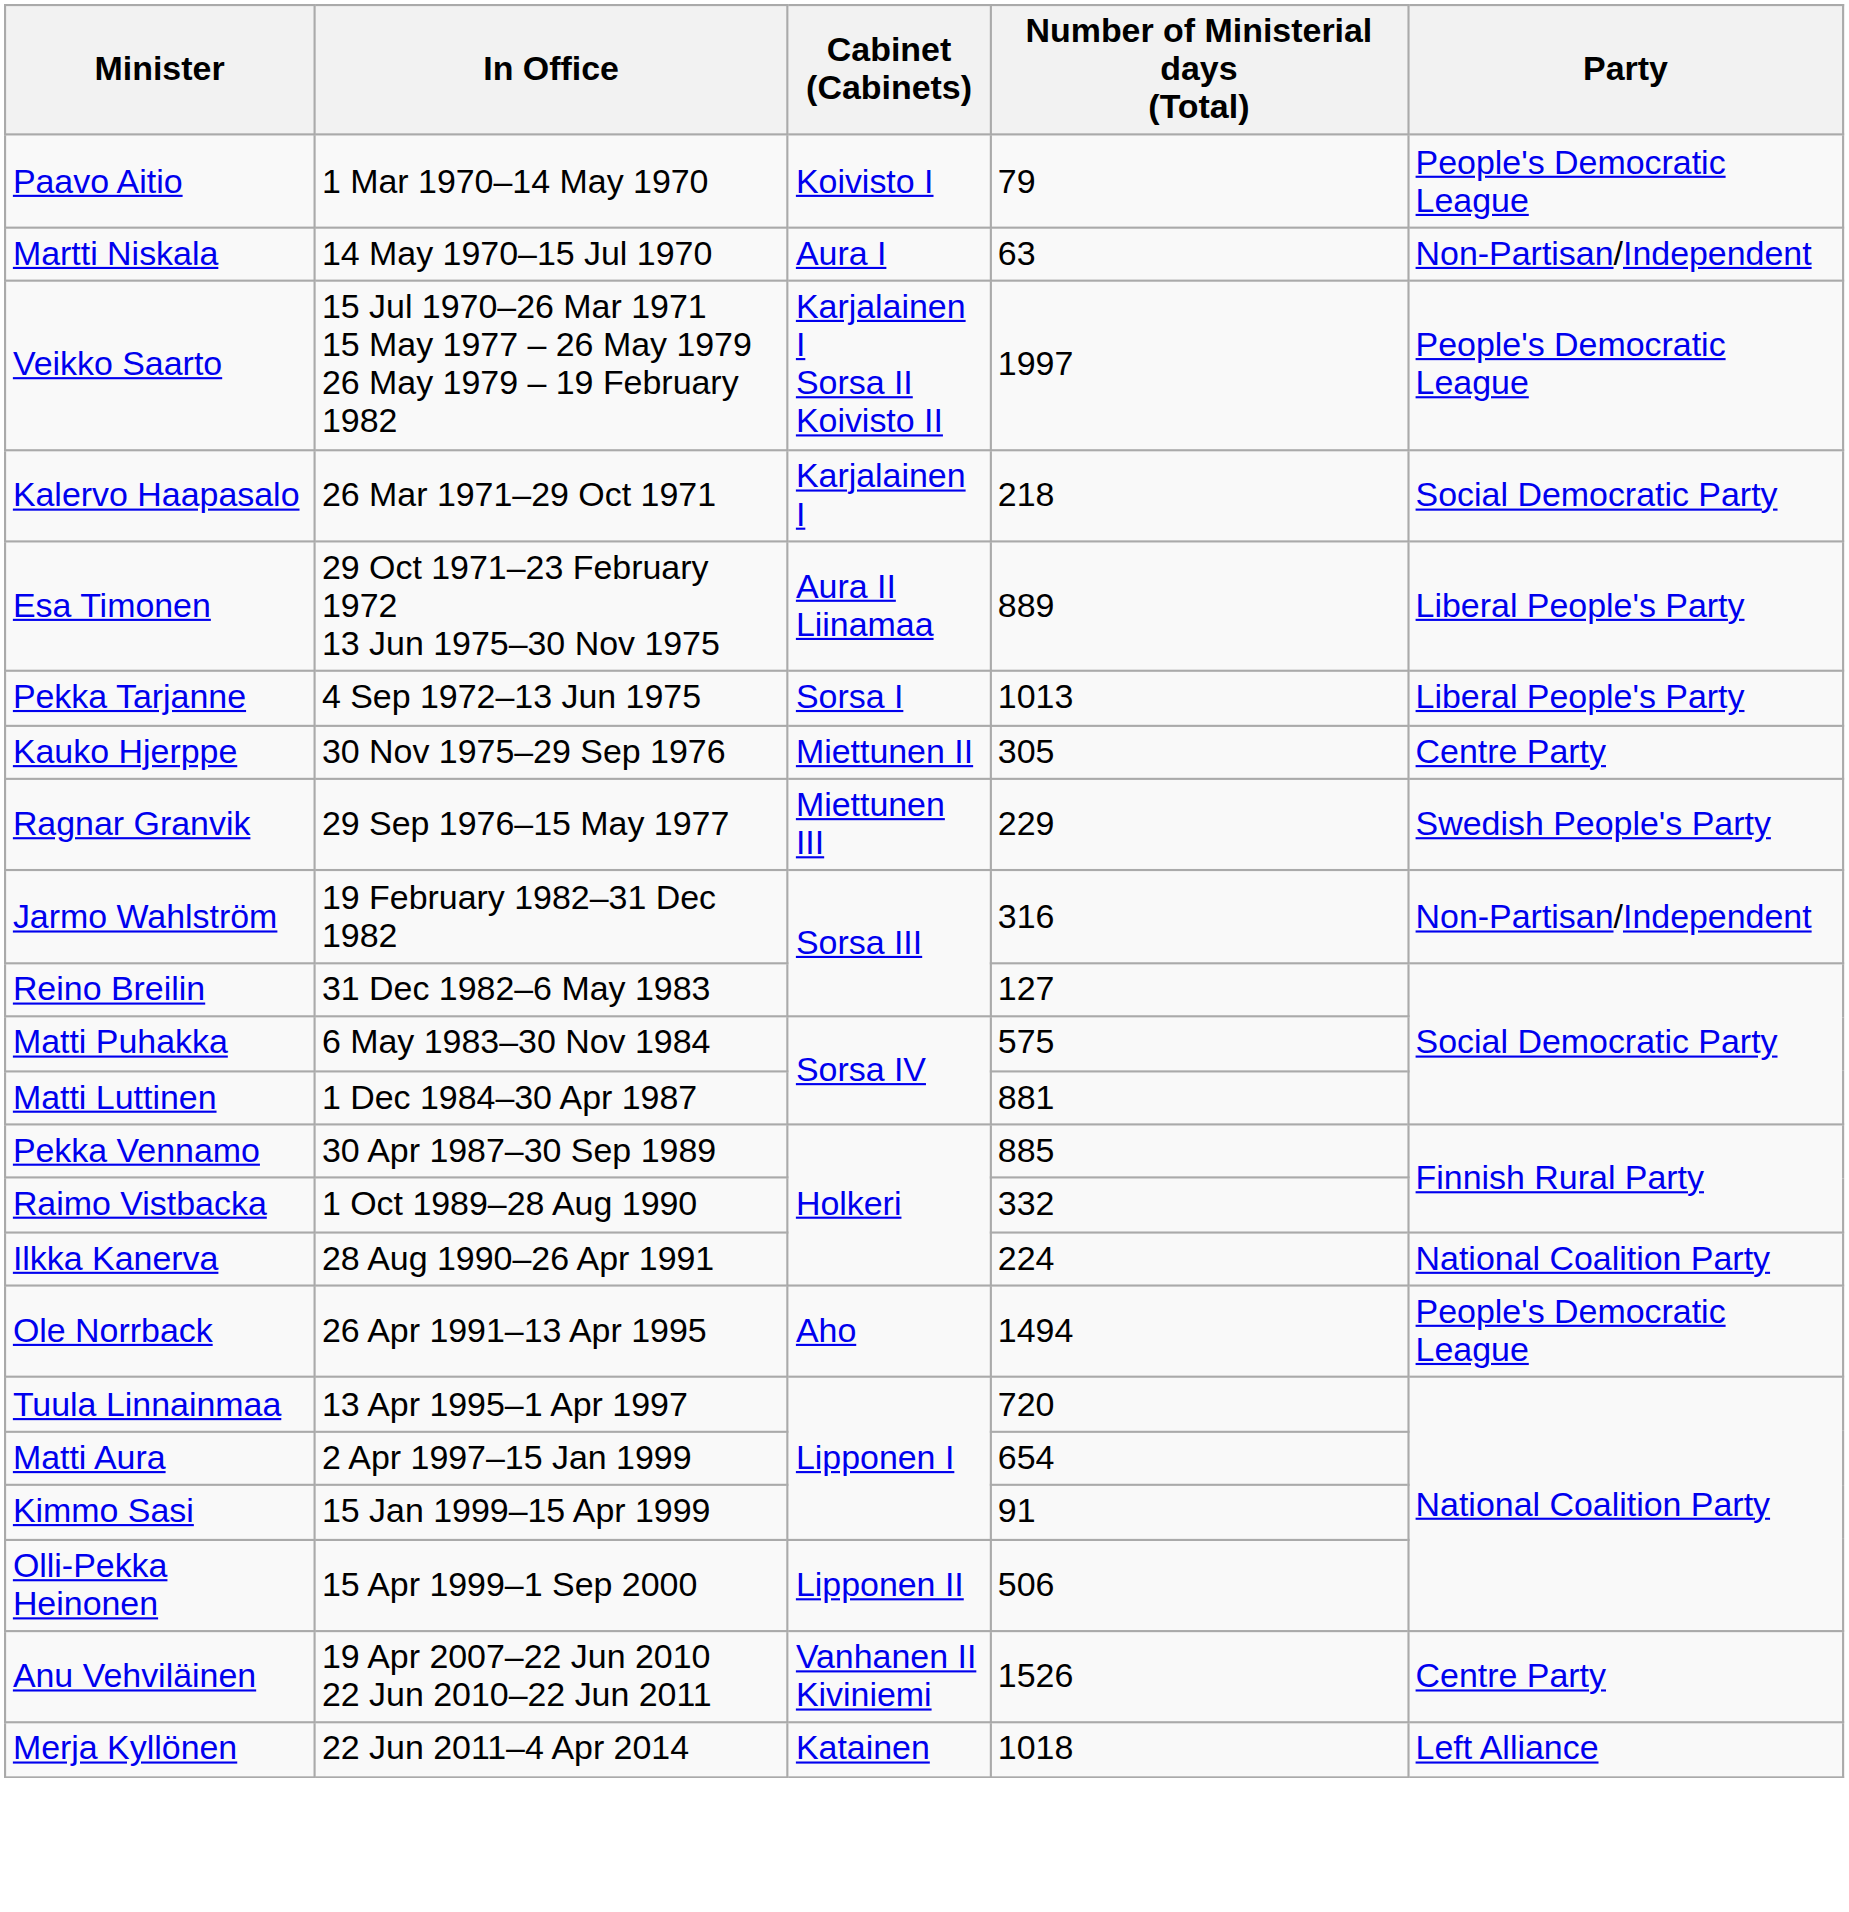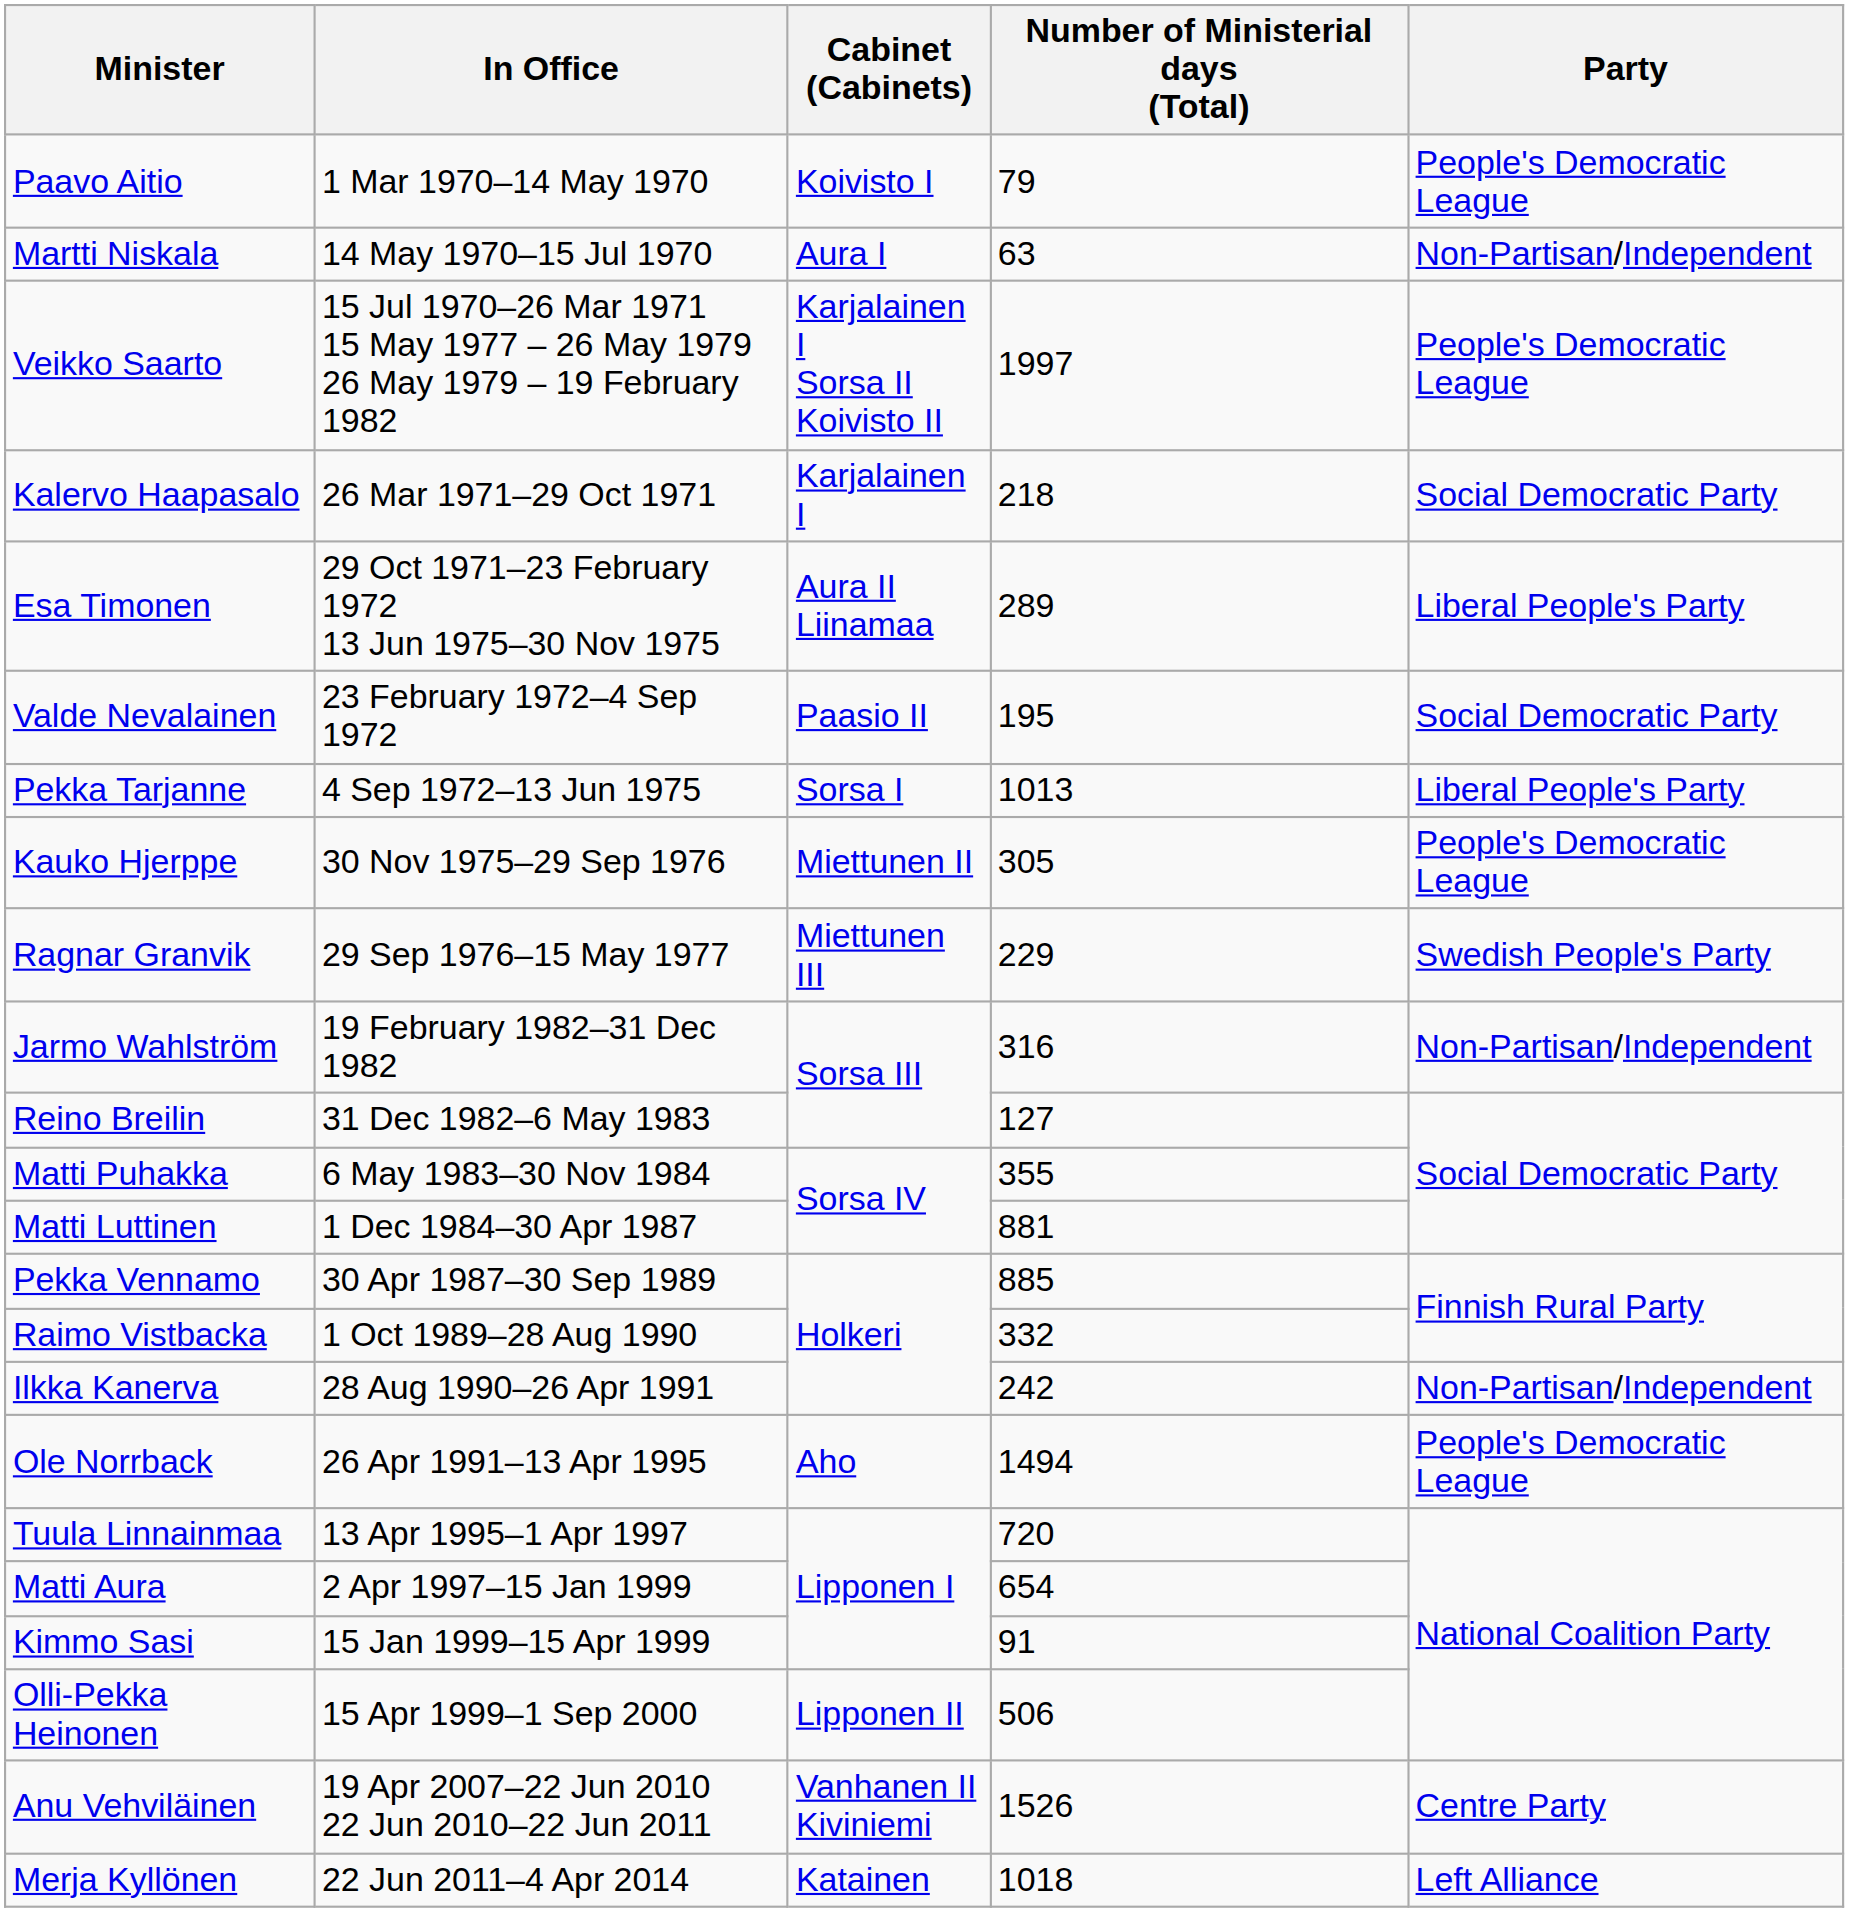(1026, 605) 889 -> (1026, 605) 289
+ row: (145, 716)
(1511, 751) Centre Party -> (1571, 862) People's Democratic League
(1026, 1042) 575 -> (1026, 1173) 355
(1026, 1258) 224 -> (1026, 1388) 242
(1593, 1258) National Coalition Party -> (1614, 1388) Non-Partisan/Independent
